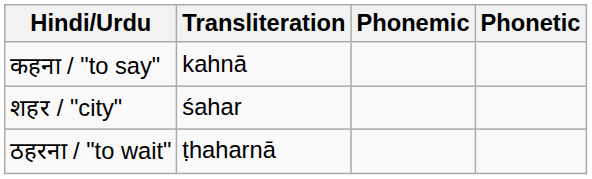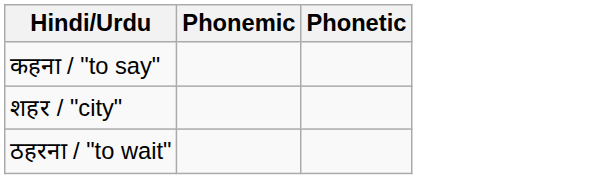- column: (264, 23)
